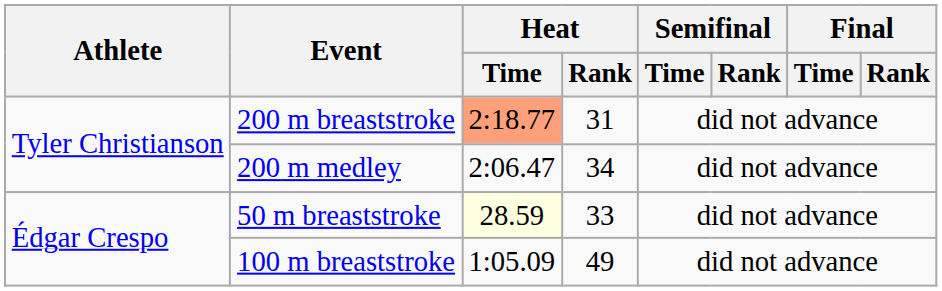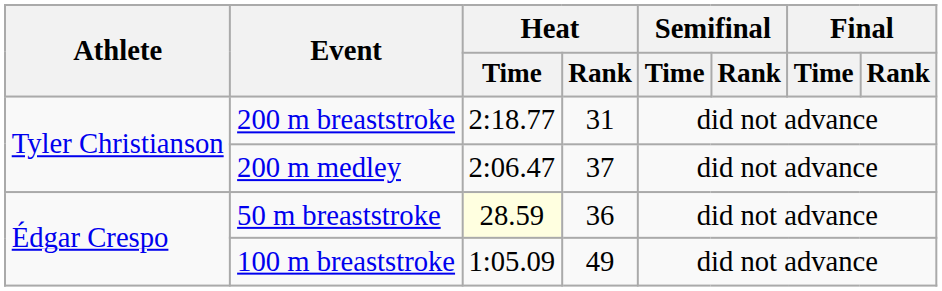(512, 120) lightsalmon background -> (512, 120) no background
(600, 167) 34 -> (600, 167) 37
(600, 215) 33 -> (600, 215) 36
